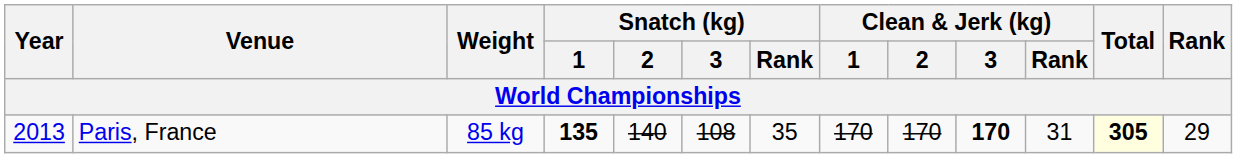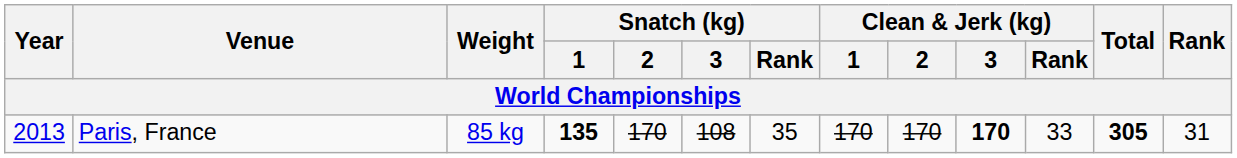(647, 133) 140 -> (647, 133) 170
(1059, 133) 31 -> (1059, 133) 33
(1128, 133) lightyellow background -> (1128, 133) no background
(1197, 133) 29 -> (1197, 133) 31
